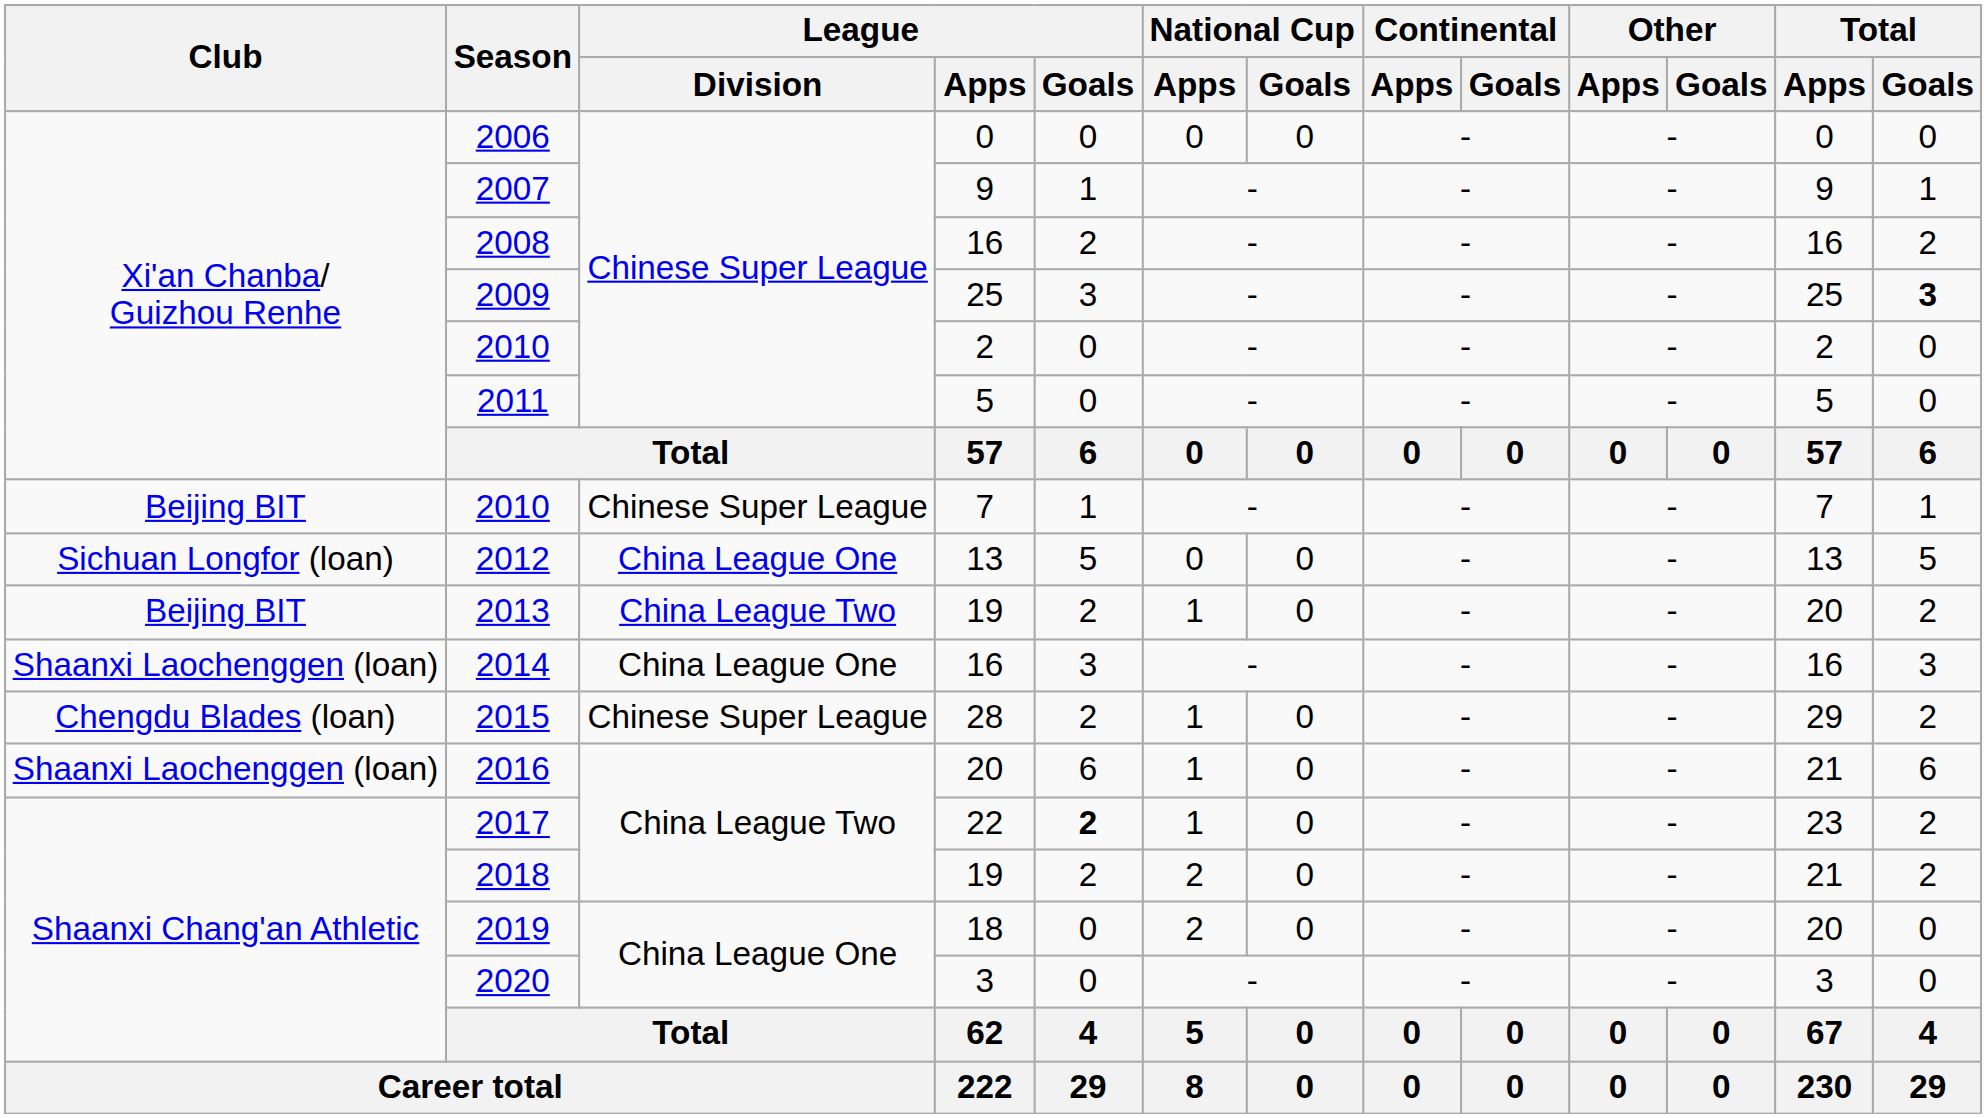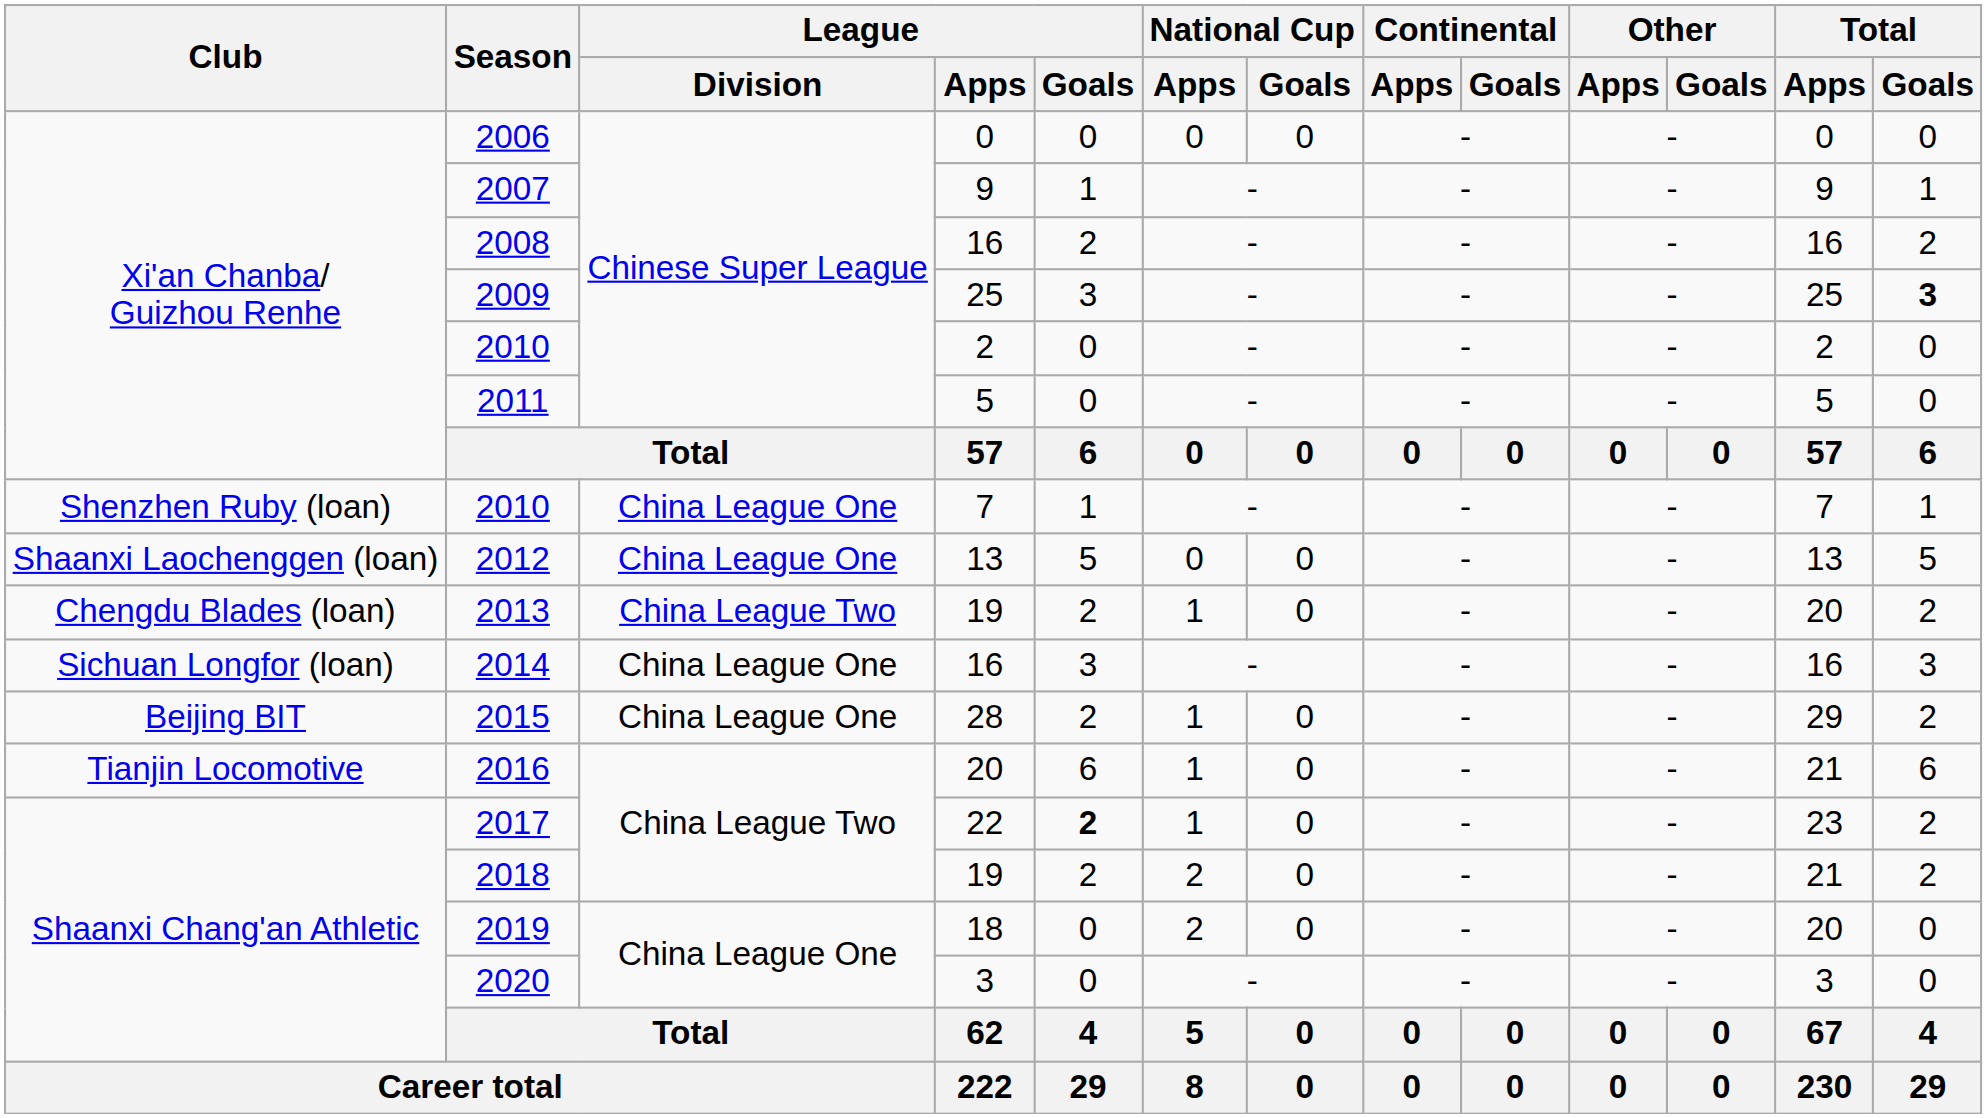(225, 505) Beijing BIT -> (225, 505) Shenzhen Ruby (loan)
(758, 505) Chinese Super League -> (758, 505) China League One
(226, 558) Sichuan Longfor (loan) -> (226, 558) Shaanxi Laochenggen (loan)
(225, 611) Beijing BIT -> (226, 611) Chengdu Blades (loan)
(226, 664) Shaanxi Laochenggen (loan) -> (226, 664) Sichuan Longfor (loan)
(226, 717) Chengdu Blades (loan) -> (225, 717) Beijing BIT
(758, 717) Chinese Super League -> (758, 717) China League One
(226, 769) Shaanxi Laochenggen (loan) -> (225, 769) Tianjin Locomotive
